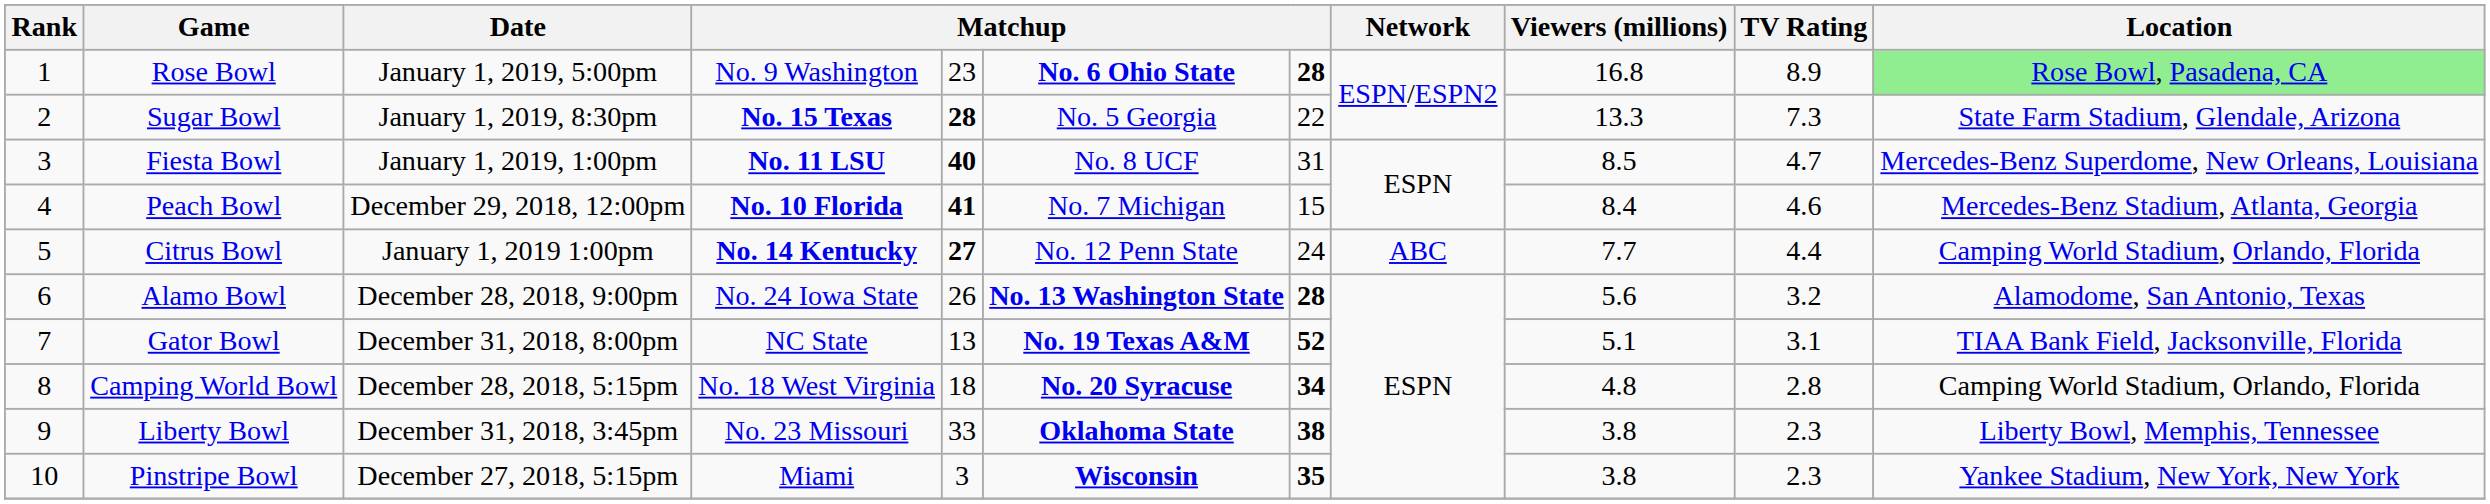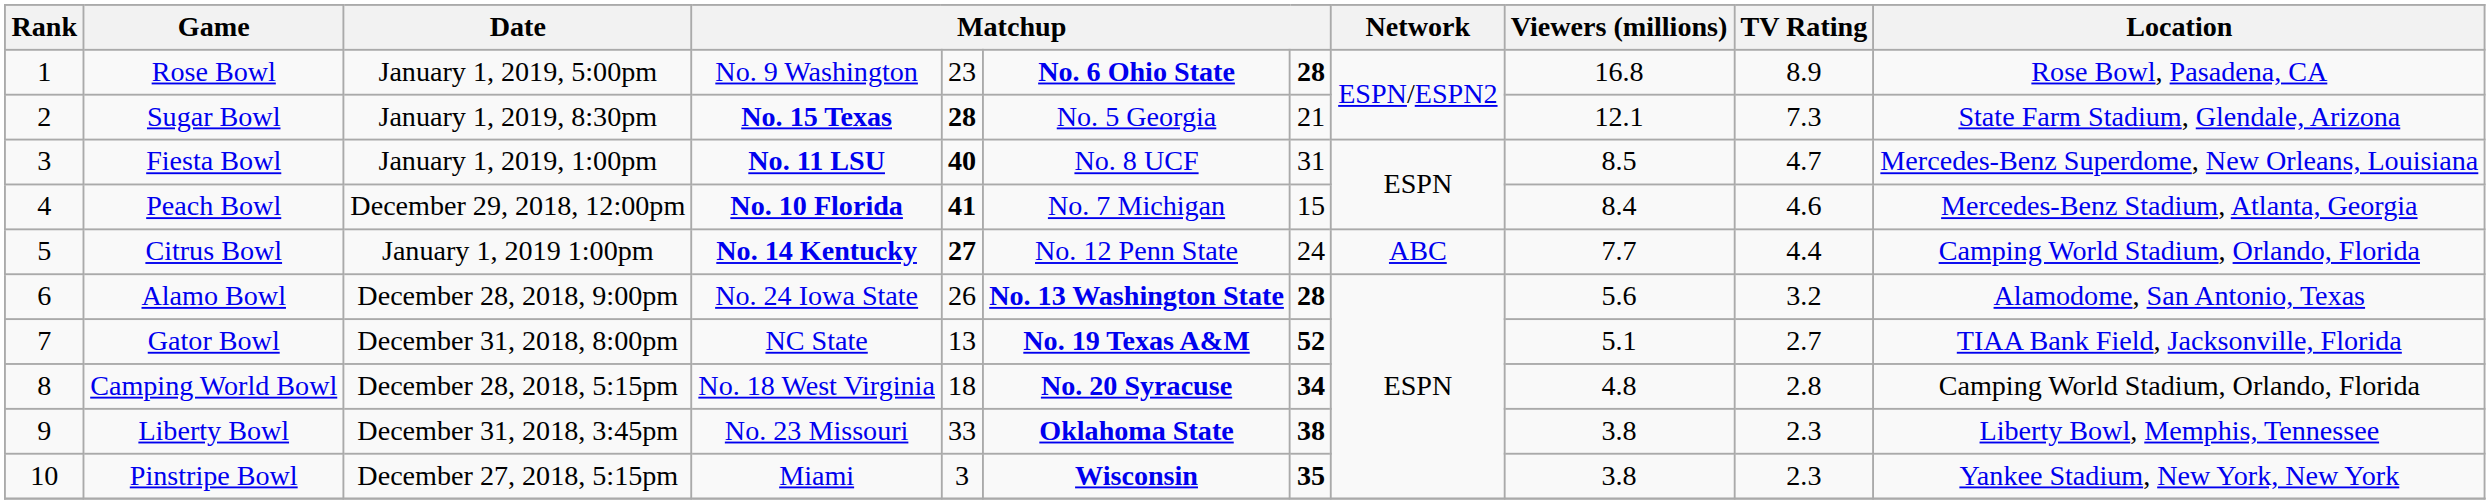(2179, 71) lightgreen background -> (2179, 71) no background
(1311, 116) 22 -> (1311, 116) 21
(1619, 116) 13.3 -> (1619, 116) 12.1
(1804, 341) 3.1 -> (1804, 341) 2.7
